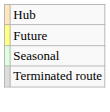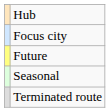+ row: (40, 35)
